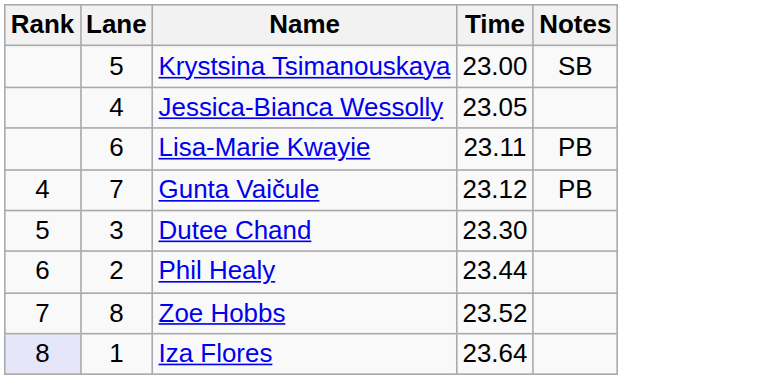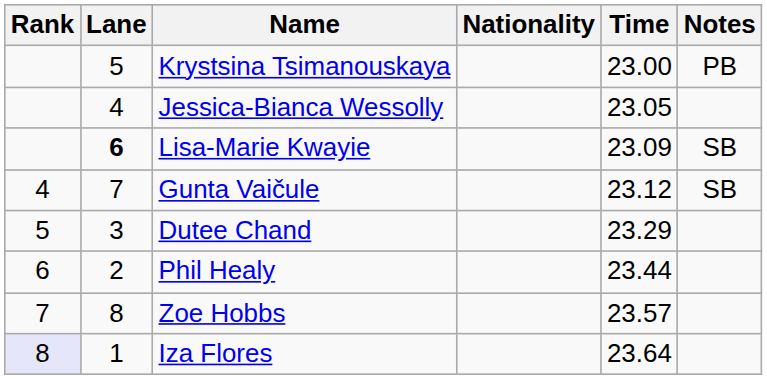+ column: (529, 25)
(575, 66) SB -> (720, 66) PB
(116, 148) normal -> (116, 148) bold
(495, 148) 23.11 -> (639, 148) 23.09
(575, 148) PB -> (720, 148) SB
(575, 189) PB -> (720, 189) SB
(495, 230) 23.30 -> (639, 230) 23.29
(495, 312) 23.52 -> (639, 312) 23.57
